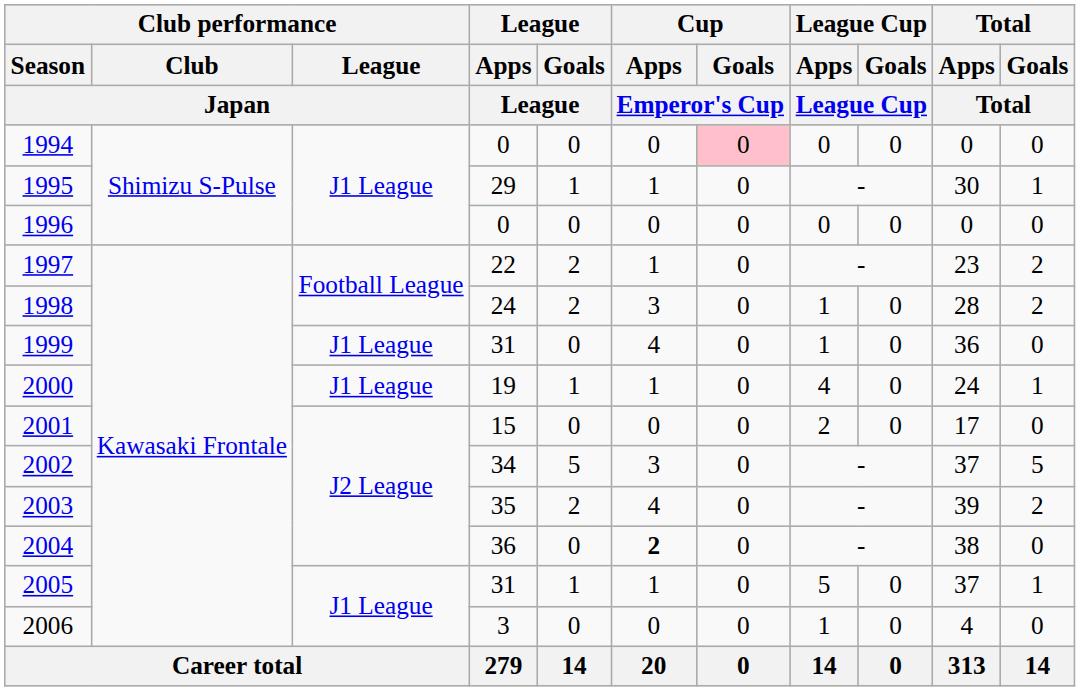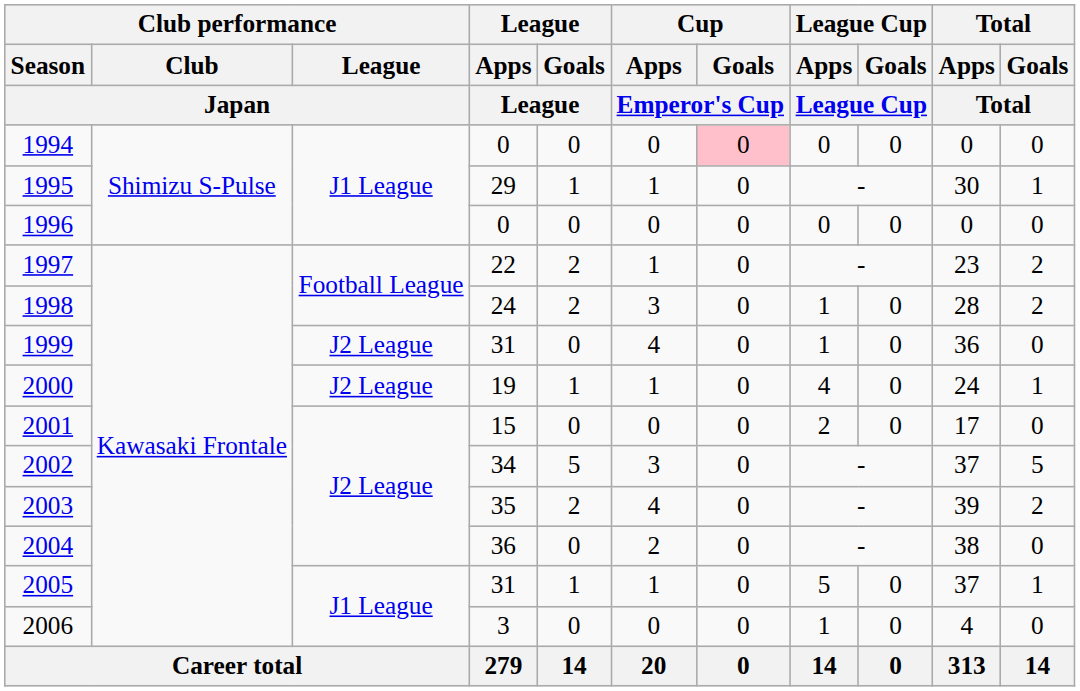(381, 345) J1 League -> (381, 345) J2 League
(381, 385) J1 League -> (381, 385) J2 League
(654, 545) bold -> (654, 545) normal
